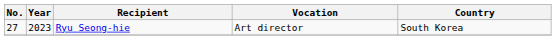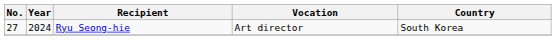(40, 28) 2023 -> (40, 28) 2024
